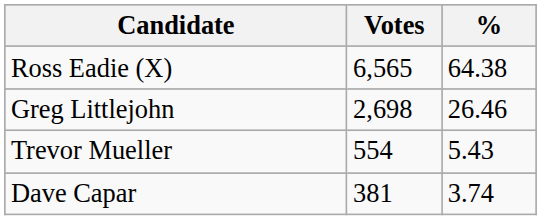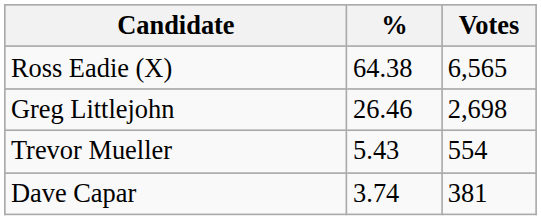columns swapped: (394, 25) <-> (489, 25)
